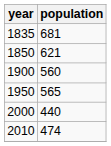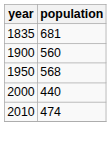- row: (21, 53)
(51, 92) 565 -> (51, 72) 568
